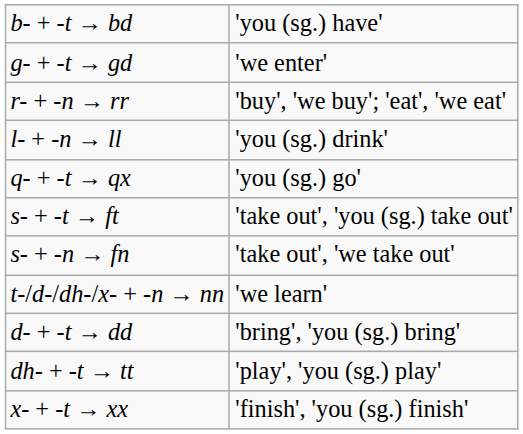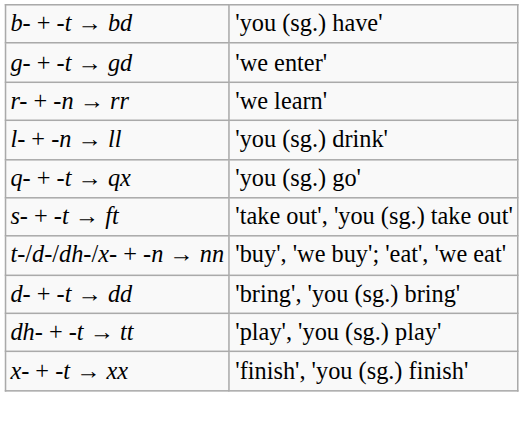(371, 100) 'buy', 'we buy'; 'eat', 'we eat' -> (281, 100) 'we learn'
- row: (70, 255)
(281, 293) 'we learn' -> (371, 255) 'buy', 'we buy'; 'eat', 'we eat'
